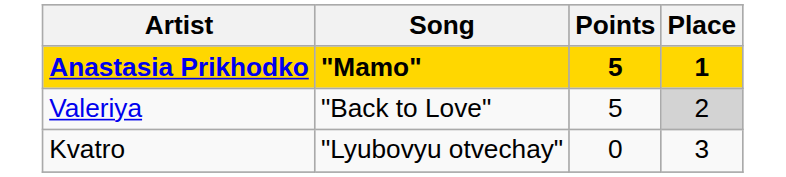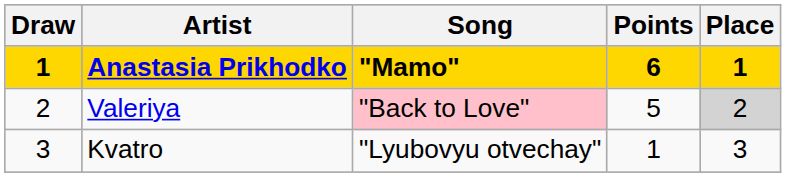+ column: (43, 25)
(615, 66) 5 -> (653, 66) 6
(406, 108) no background -> (444, 108) pink background
(615, 150) 0 -> (653, 150) 1
